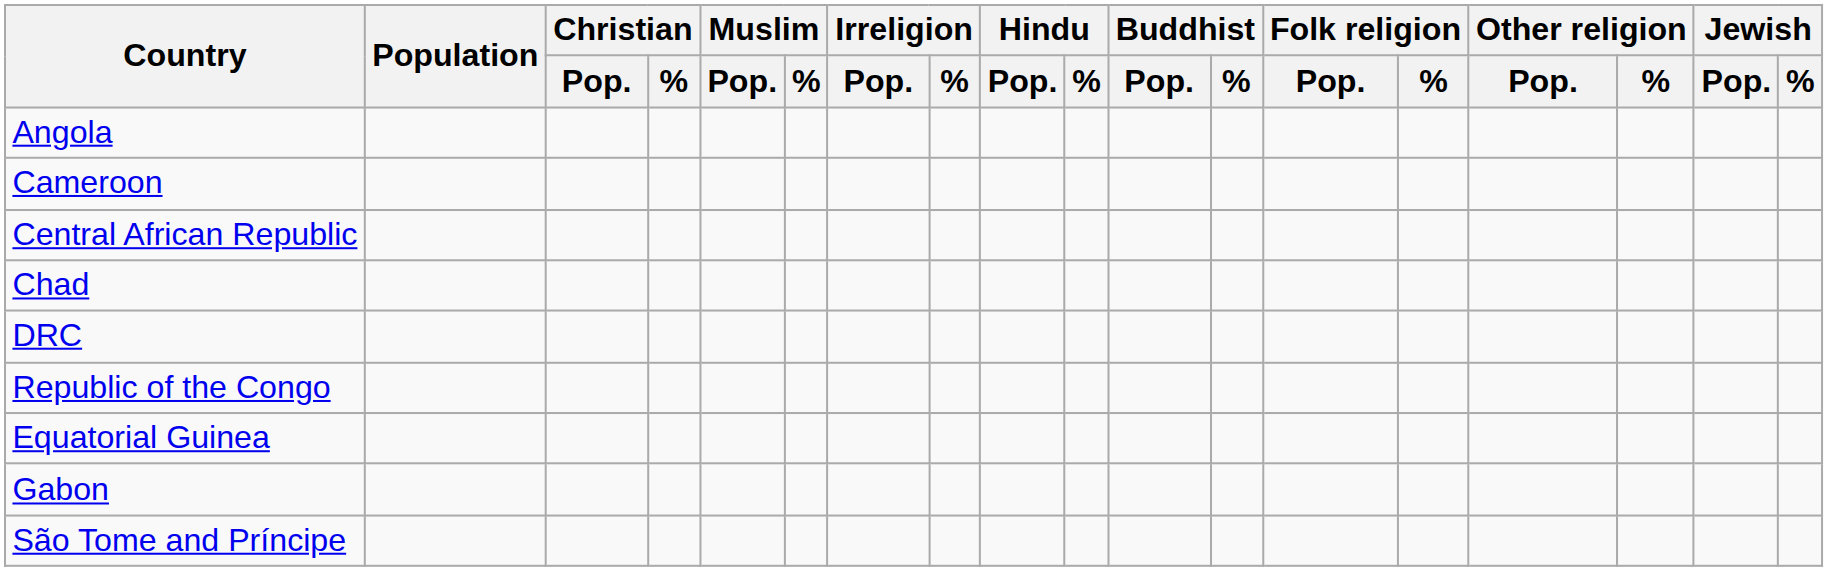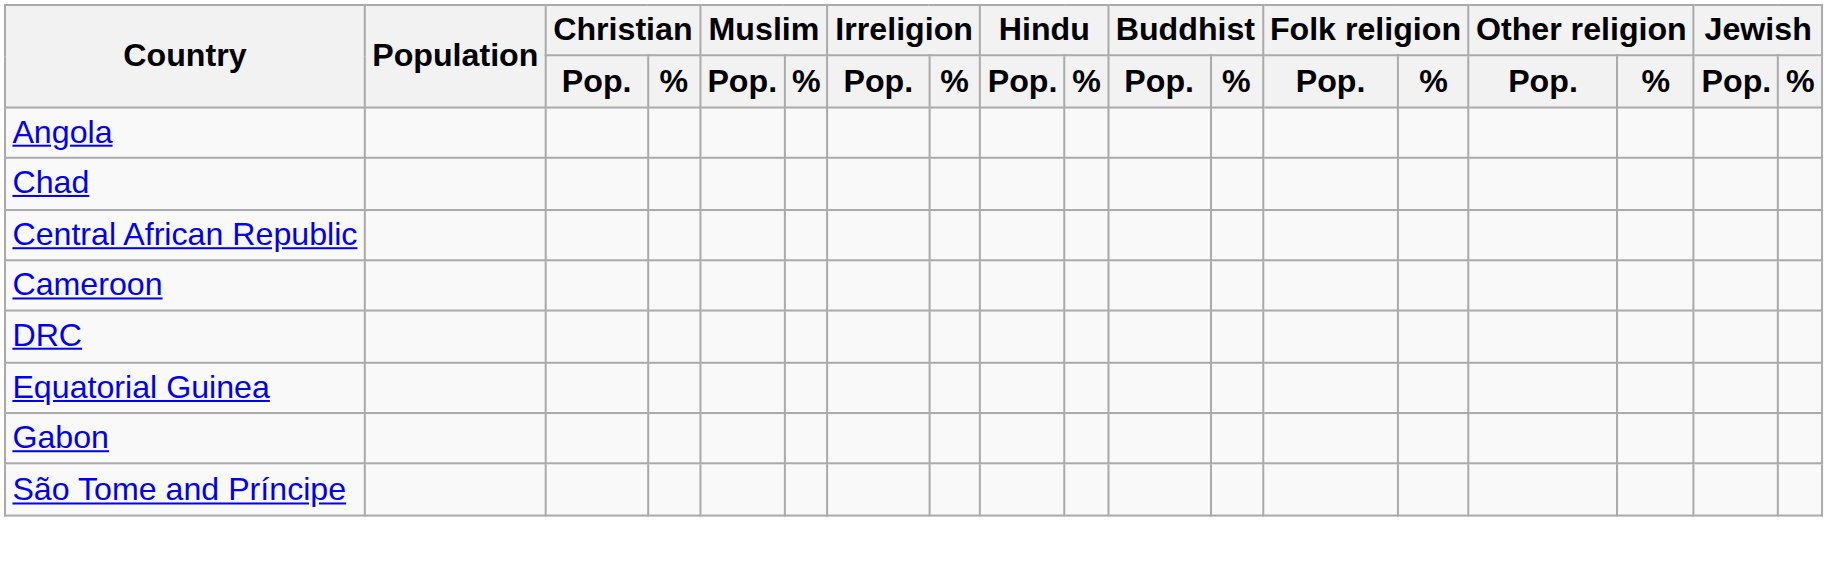rows swapped: (87, 183) <-> (51, 285)
- row: (172, 387)
